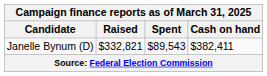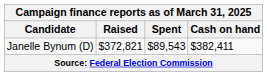(121, 46) $332,821 -> (121, 46) $372,821
